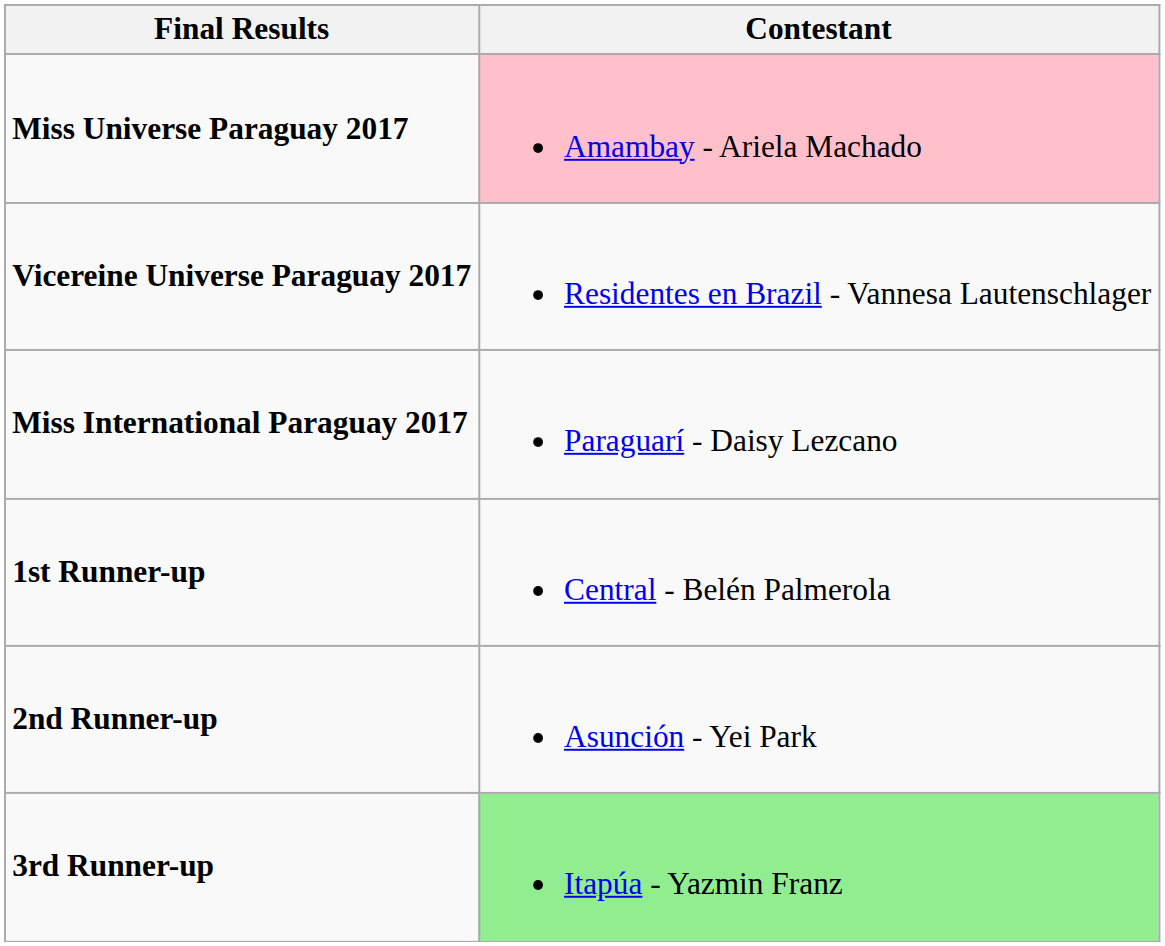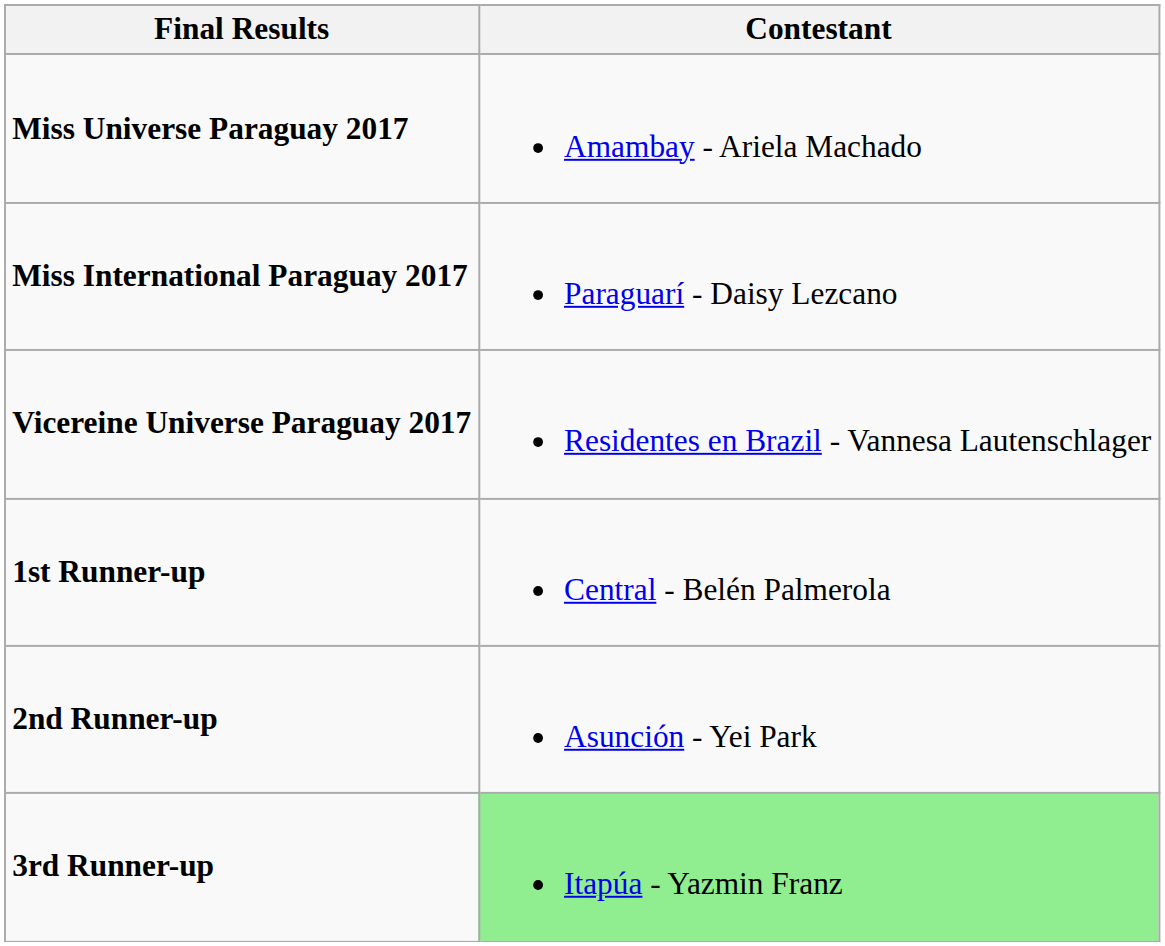(818, 146) pink background -> (818, 146) no background
rows swapped: (242, 275) <-> (240, 423)
